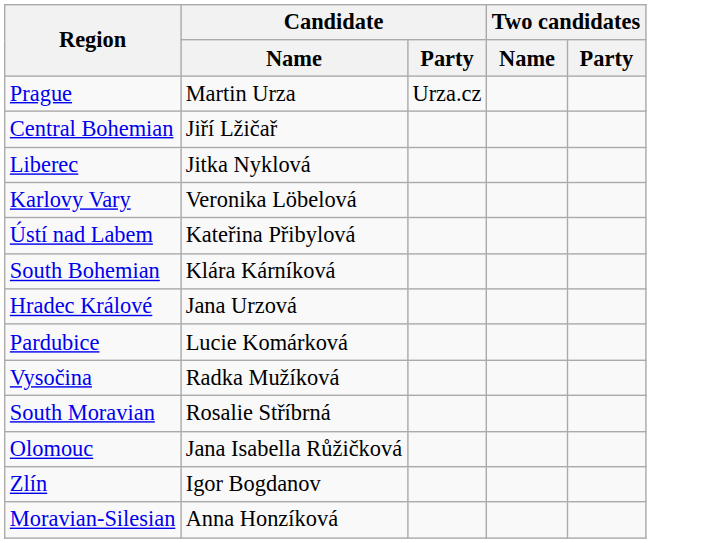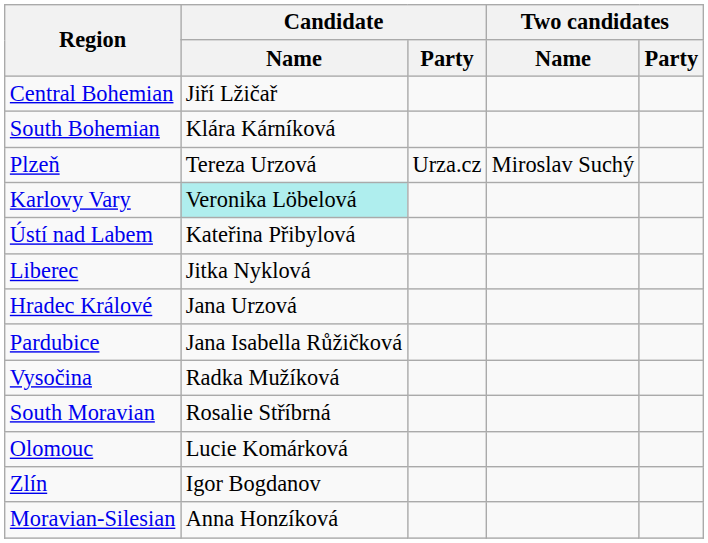- row: (41, 93)
rows swapped: (85, 270) <-> (44, 164)
+ row: (35, 164)
(271, 199) no background -> (271, 199) paleturquoise background
(267, 341) Lucie Komárková -> (294, 341) Jana Isabella Růžičková
(294, 448) Jana Isabella Růžičková -> (267, 448) Lucie Komárková
